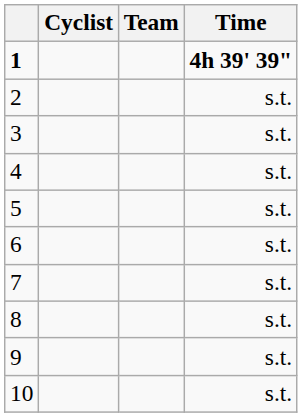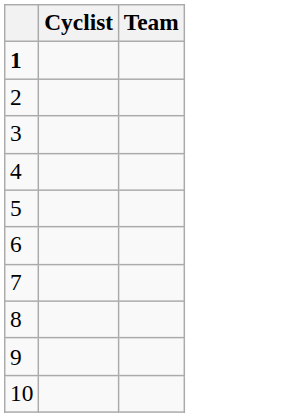- column: (241, 23)
